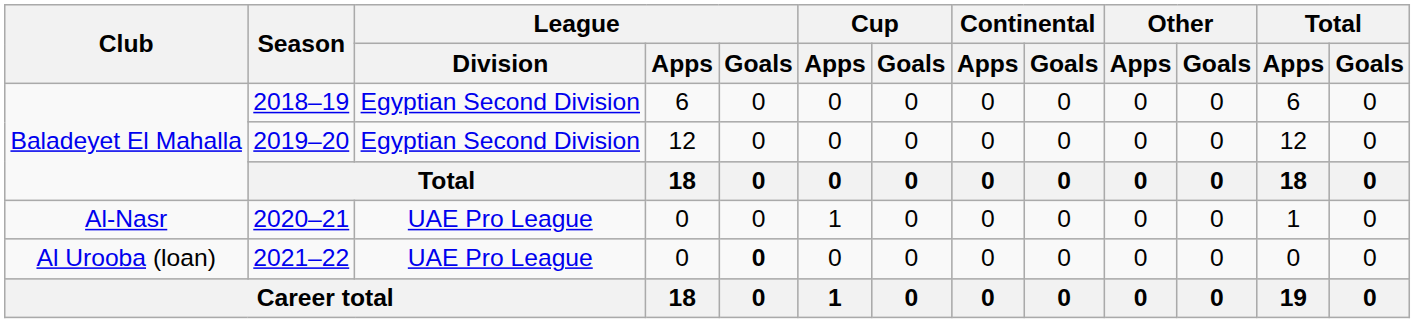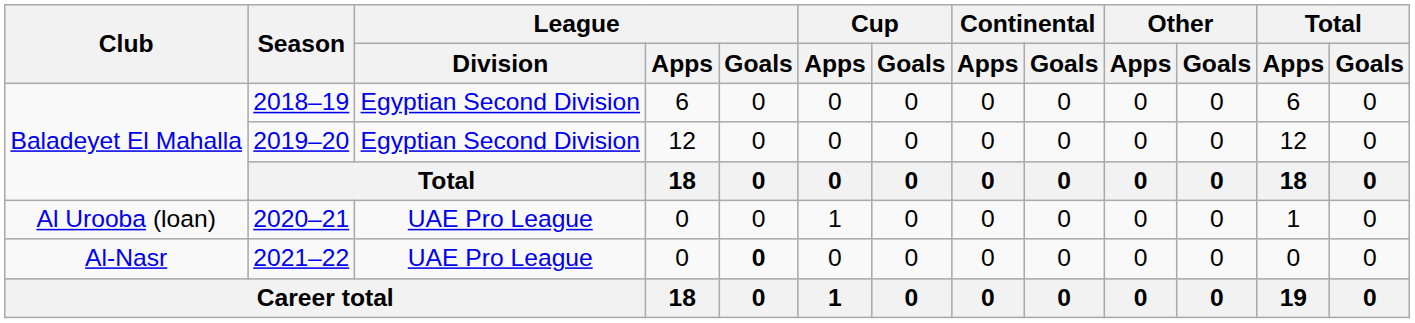(126, 219) Al-Nasr -> (126, 219) Al Urooba (loan)
(126, 258) Al Urooba (loan) -> (126, 258) Al-Nasr
